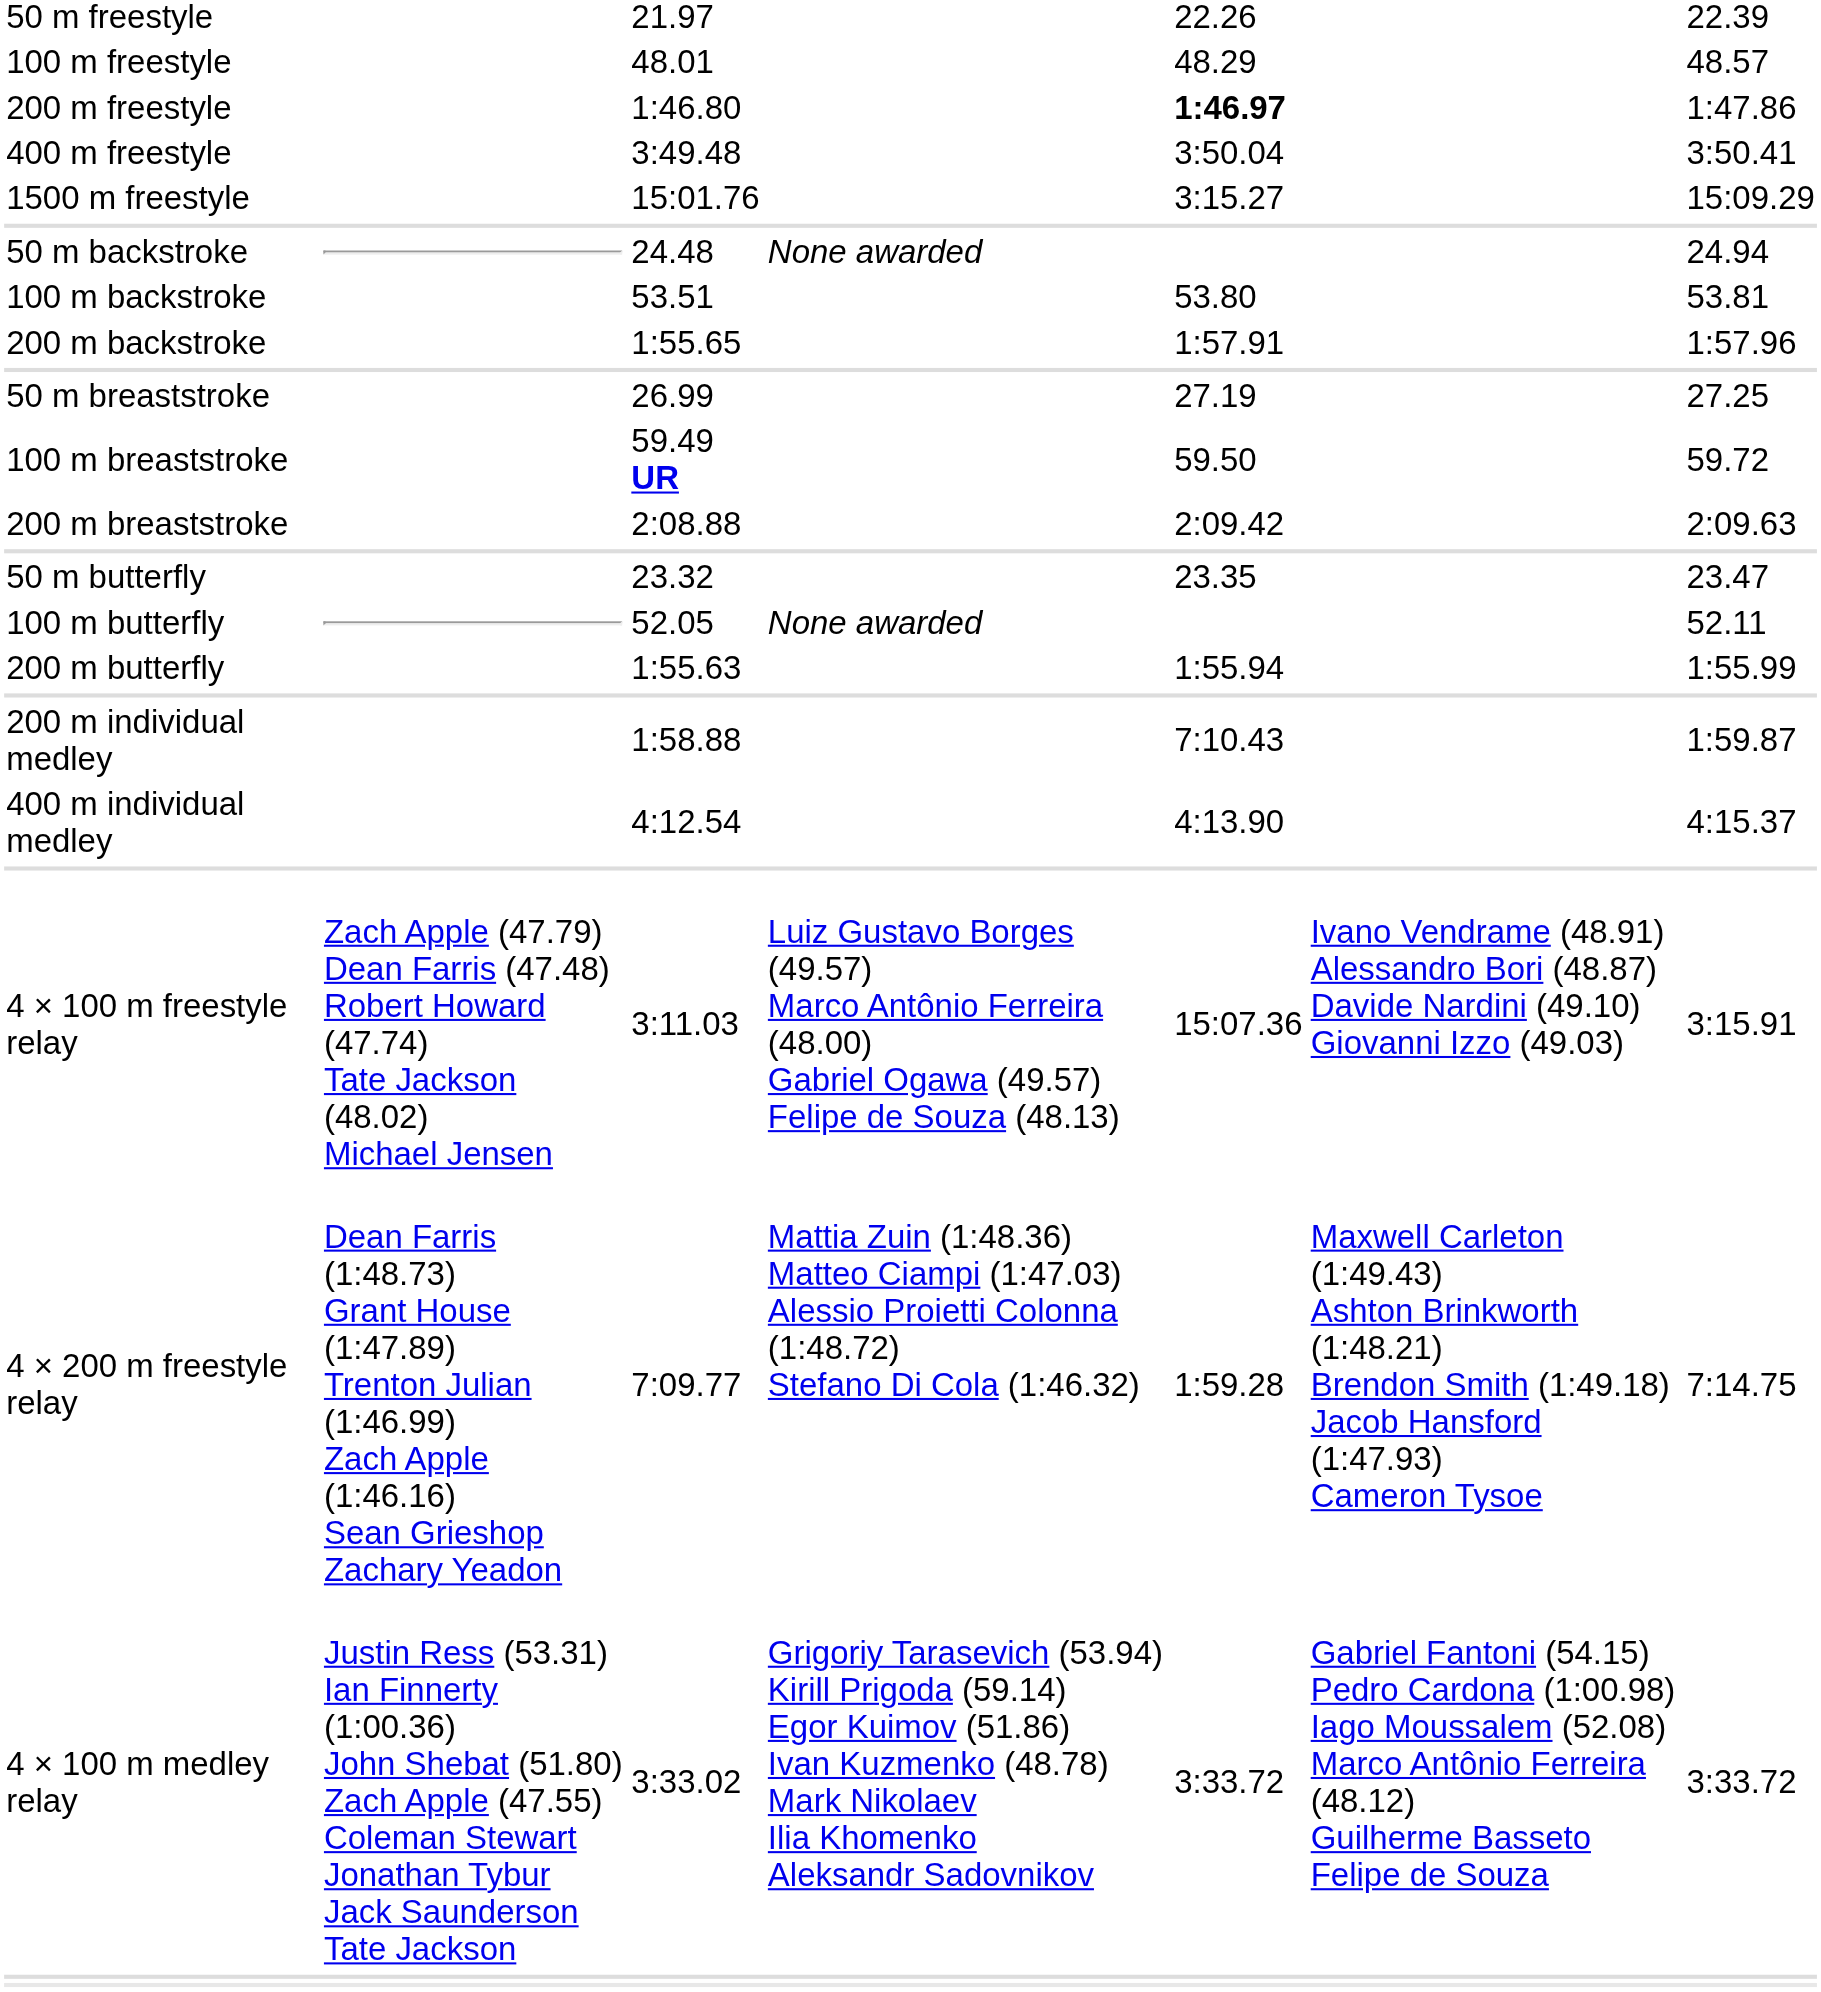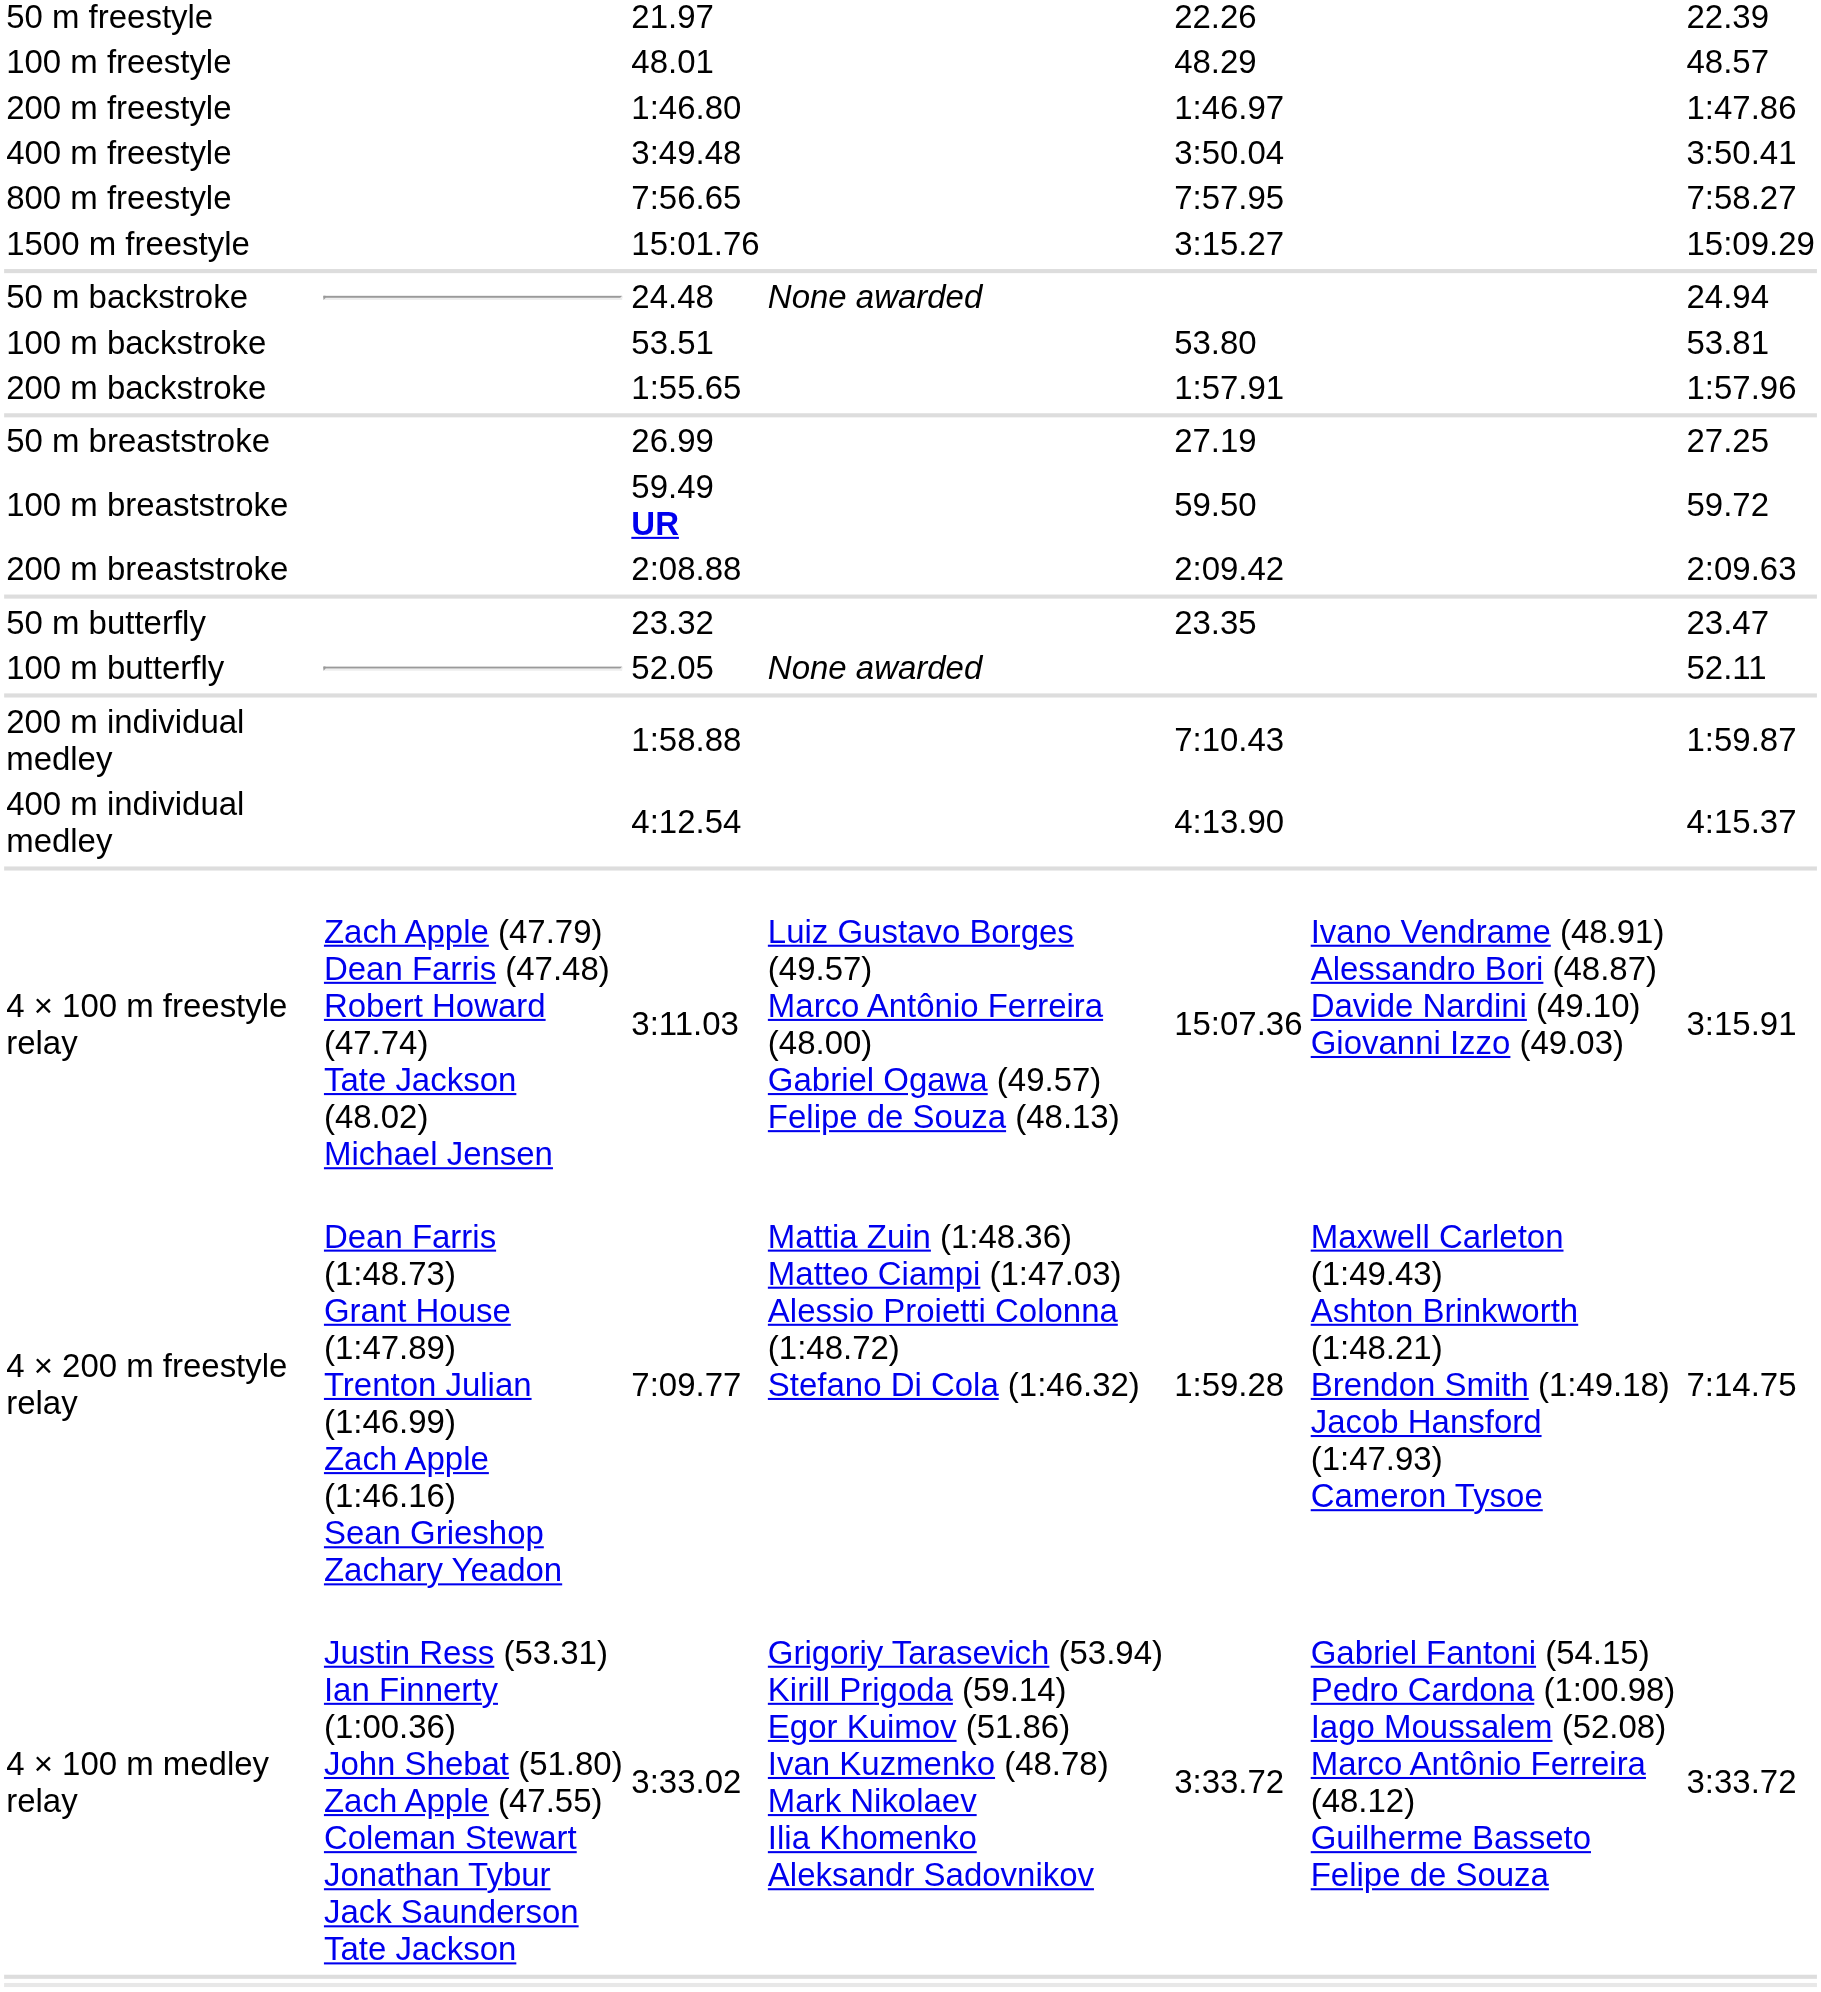(1230, 107) bold -> (1229, 107) normal
+ row: (119, 198)
- row: (115, 668)
